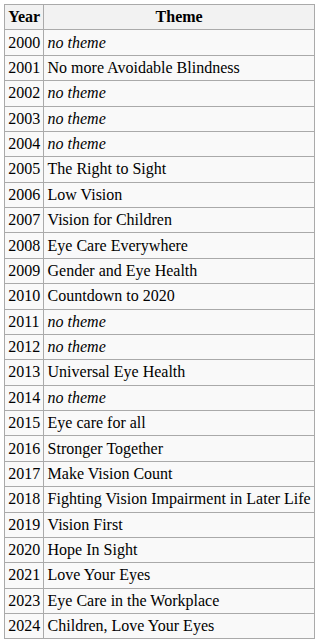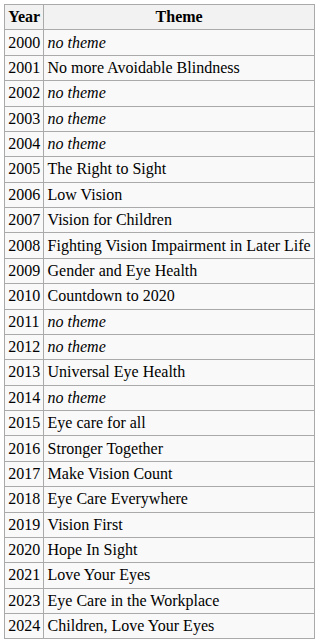(118, 245) Eye Care Everywhere -> (179, 245) Fighting Vision Impairment in Later Life
(179, 499) Fighting Vision Impairment in Later Life -> (118, 499) Eye Care Everywhere
